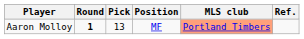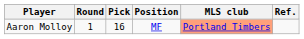(90, 27) bold -> (90, 27) normal
(119, 27) 13 -> (119, 27) 16
